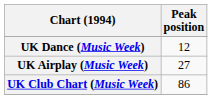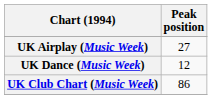rows swapped: (83, 65) <-> (83, 46)
